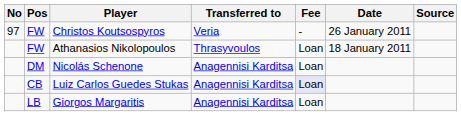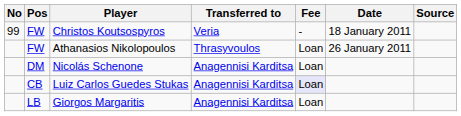(13, 31) 97 -> (13, 31) 99
(370, 31) 26 January 2011 -> (370, 31) 18 January 2011
(370, 48) 18 January 2011 -> (370, 48) 26 January 2011
